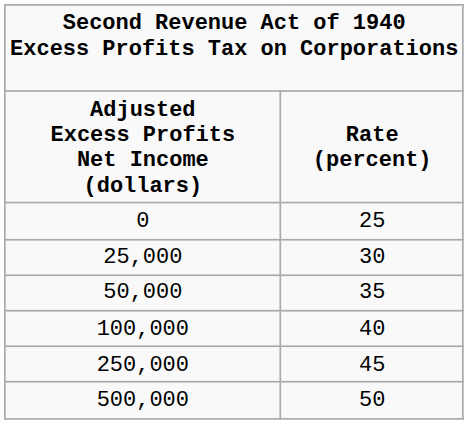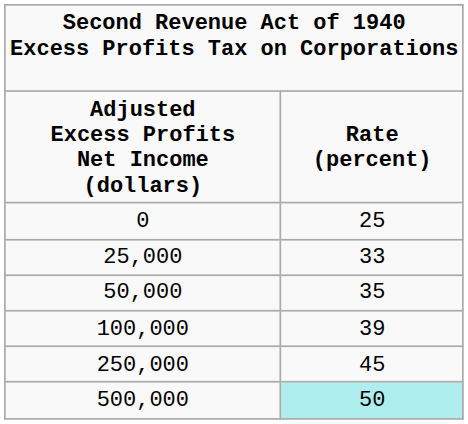(372, 257) 30 -> (372, 257) 33
(372, 329) 40 -> (372, 329) 39
(372, 400) no background -> (372, 400) paleturquoise background
